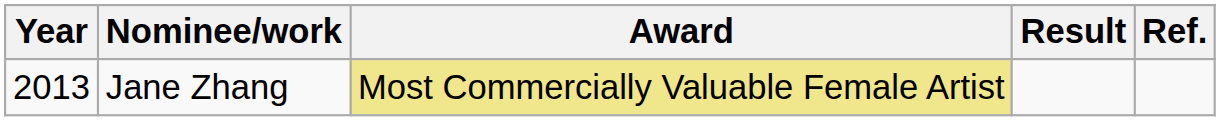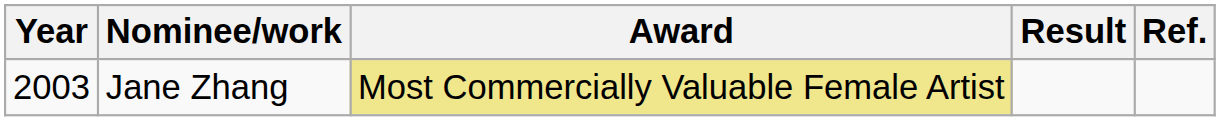(51, 86) 2013 -> (51, 86) 2003
